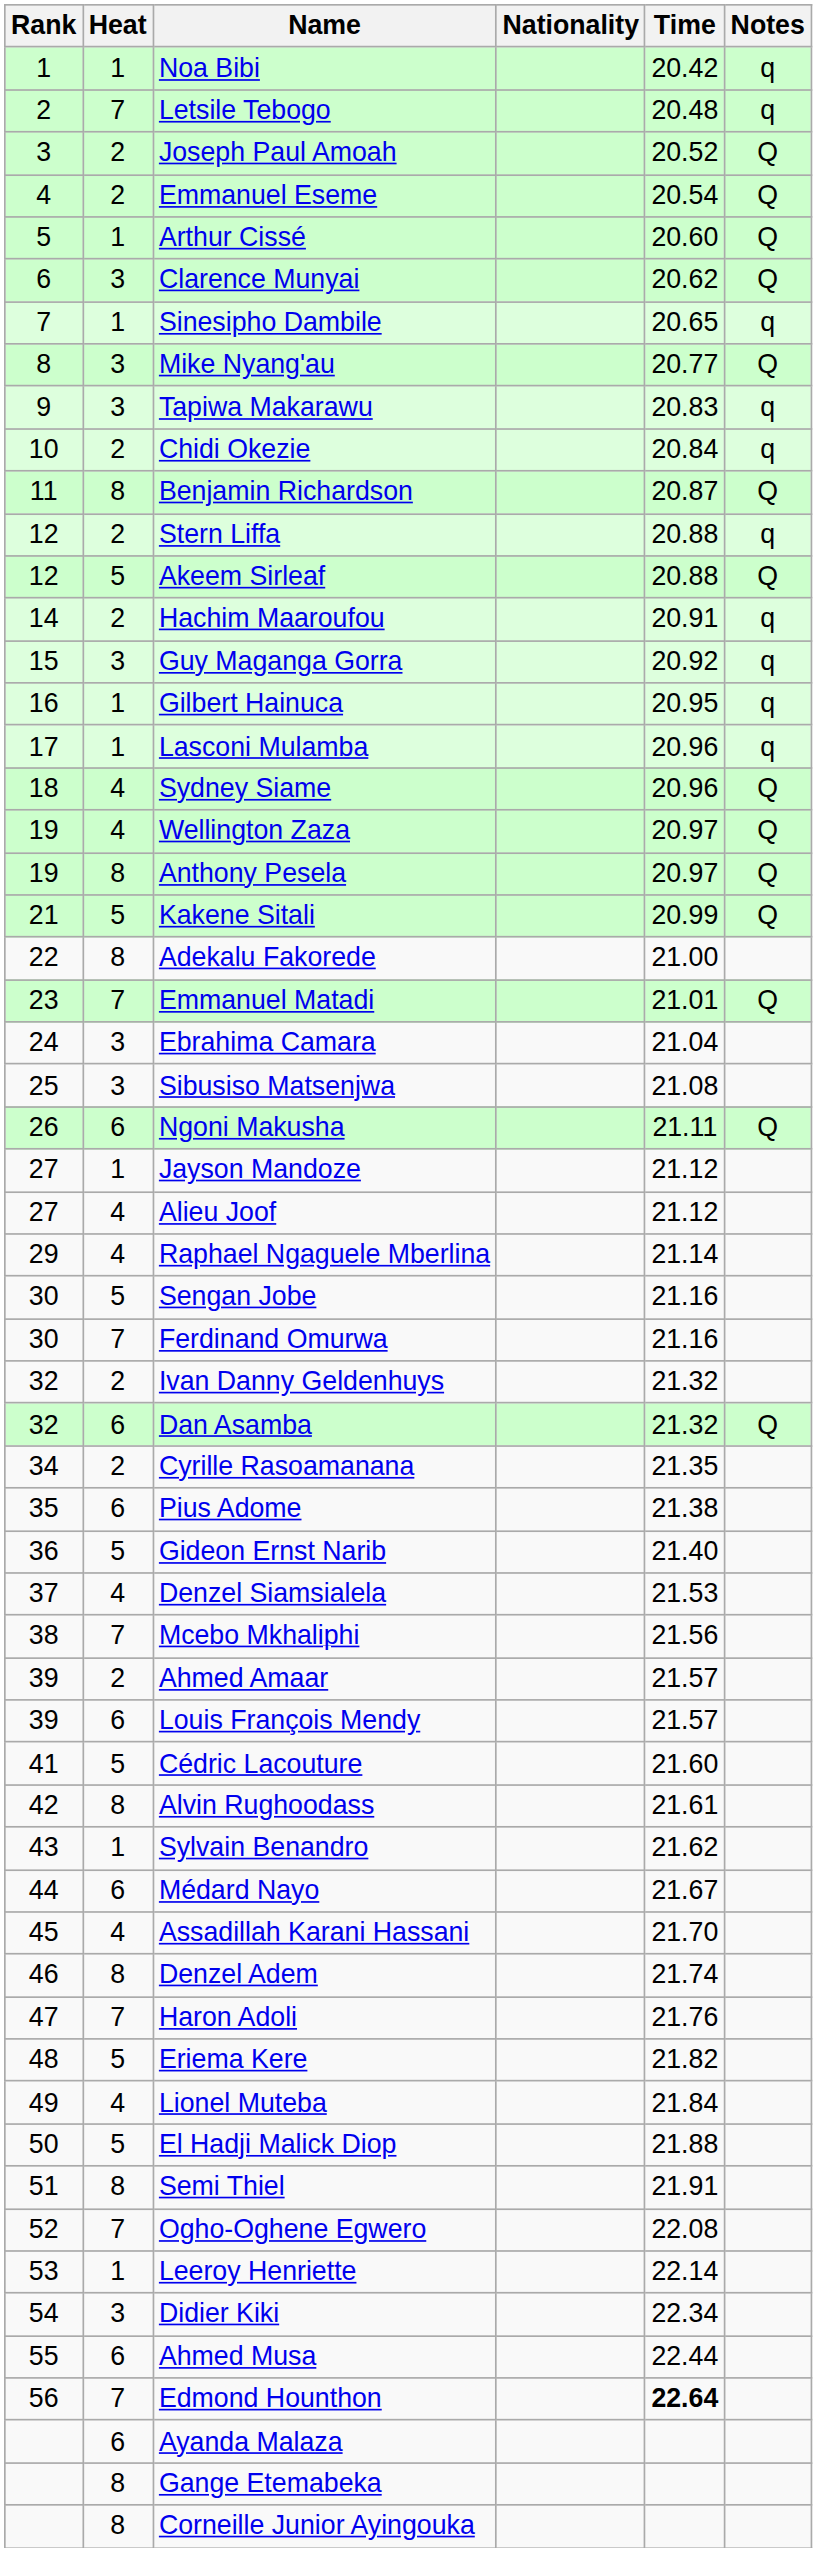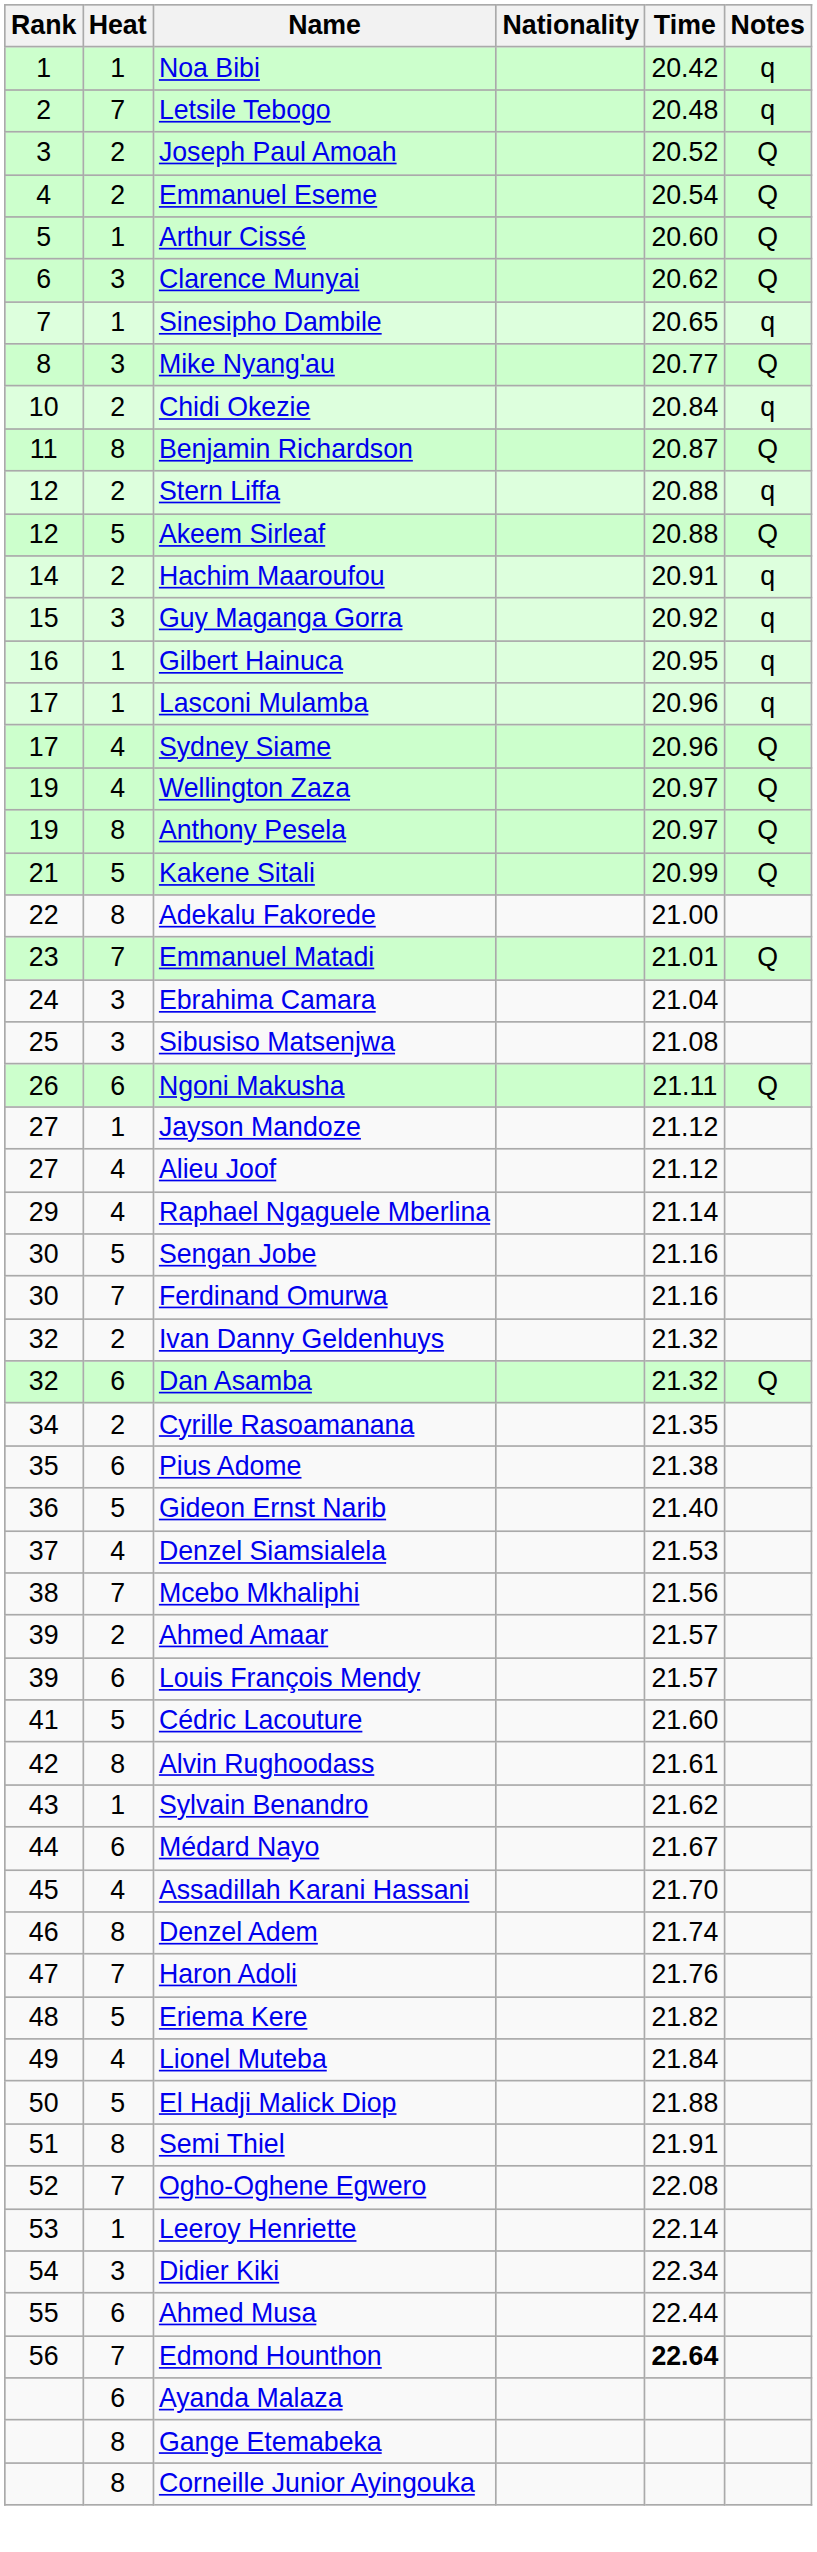- row: (266, 407)
(44, 788) 18 -> (44, 746) 17
